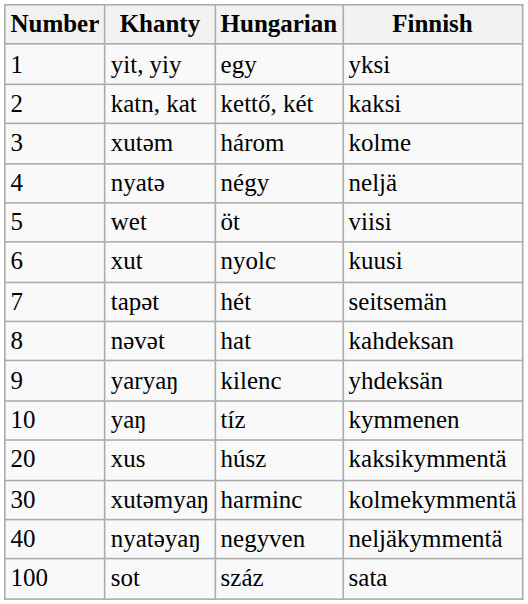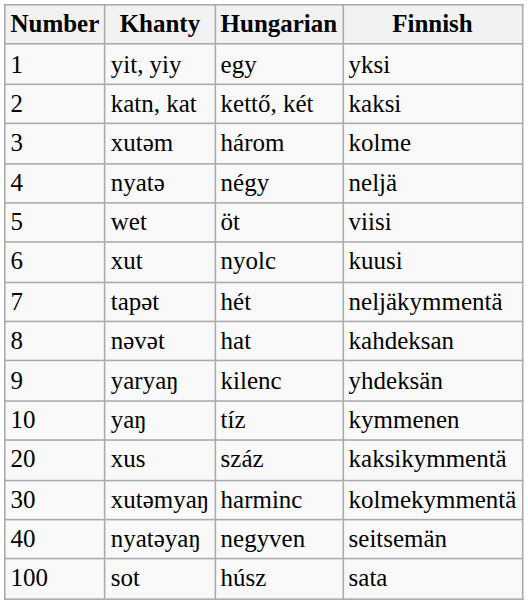(398, 301) seitsemän -> (426, 301) neljäkymmentä
(243, 459) húsz -> (242, 459) száz
(426, 538) neljäkymmentä -> (398, 538) seitsemän
(242, 578) száz -> (243, 578) húsz
